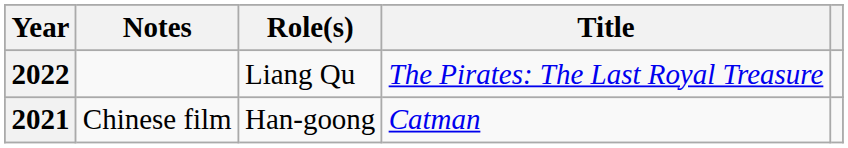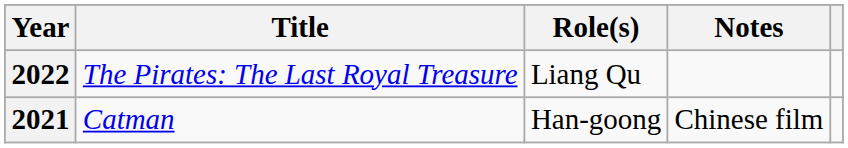columns swapped: (606, 27) <-> (157, 27)
